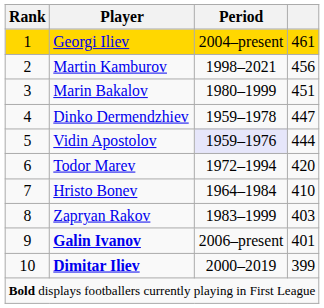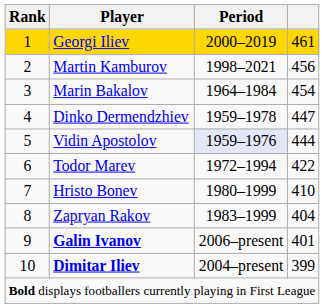(241, 41) 2004–present -> (241, 41) 2000–2019
(241, 91) 1980–1999 -> (241, 91) 1964–1984
(303, 91) 451 -> (303, 91) 454
(303, 166) 420 -> (303, 166) 422
(241, 191) 1964–1984 -> (241, 191) 1980–1999
(303, 215) 403 -> (303, 215) 404
(241, 265) 2000–2019 -> (241, 265) 2004–present
